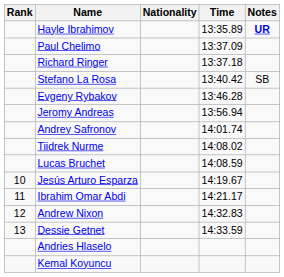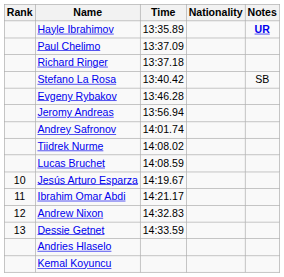columns swapped: (170, 12) <-> (222, 12)
